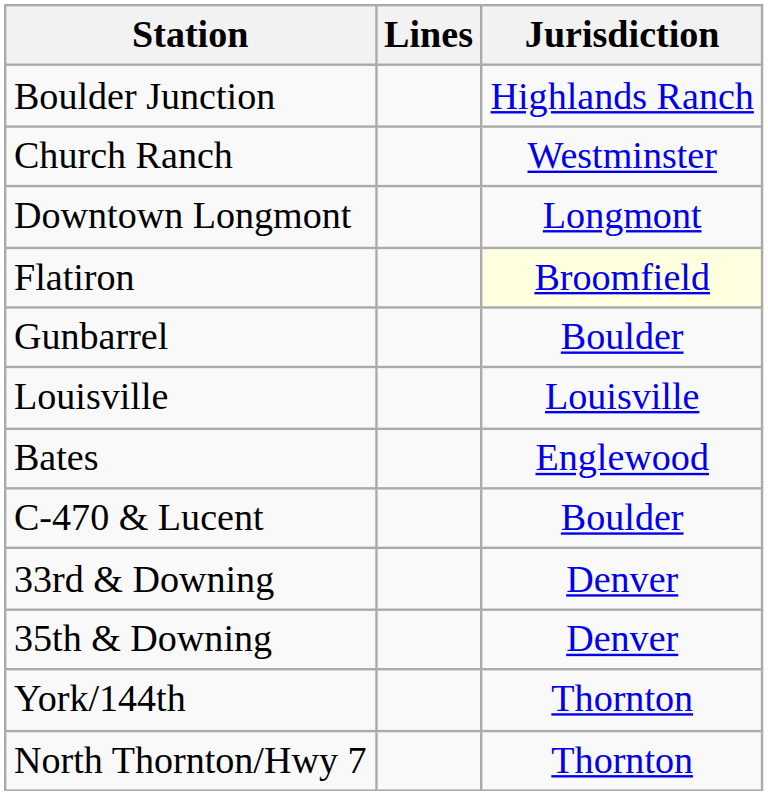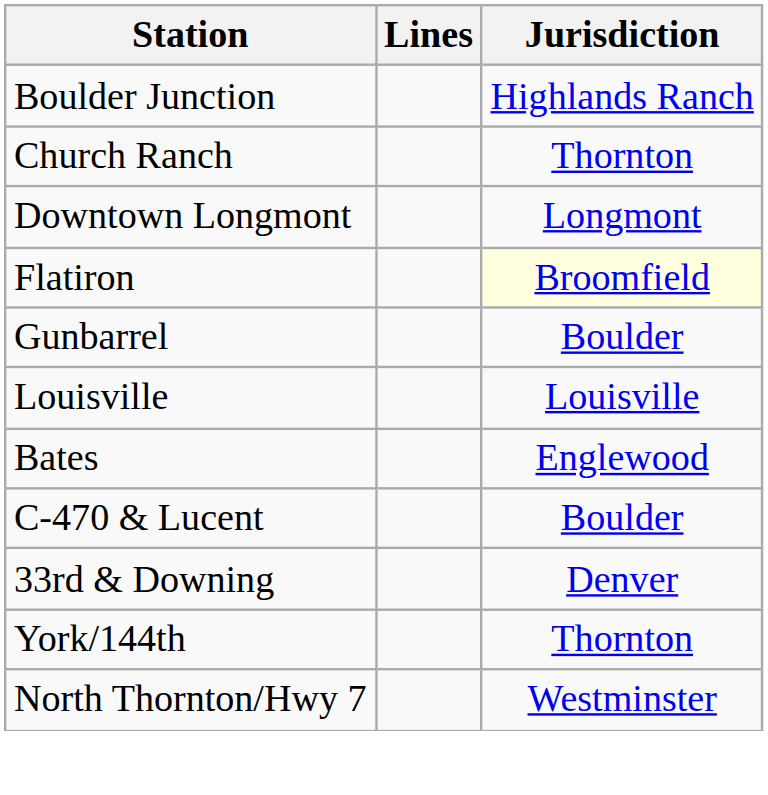(622, 155) Westminster -> (622, 155) Thornton
- row: (143, 638)
(622, 759) Thornton -> (622, 699) Westminster
